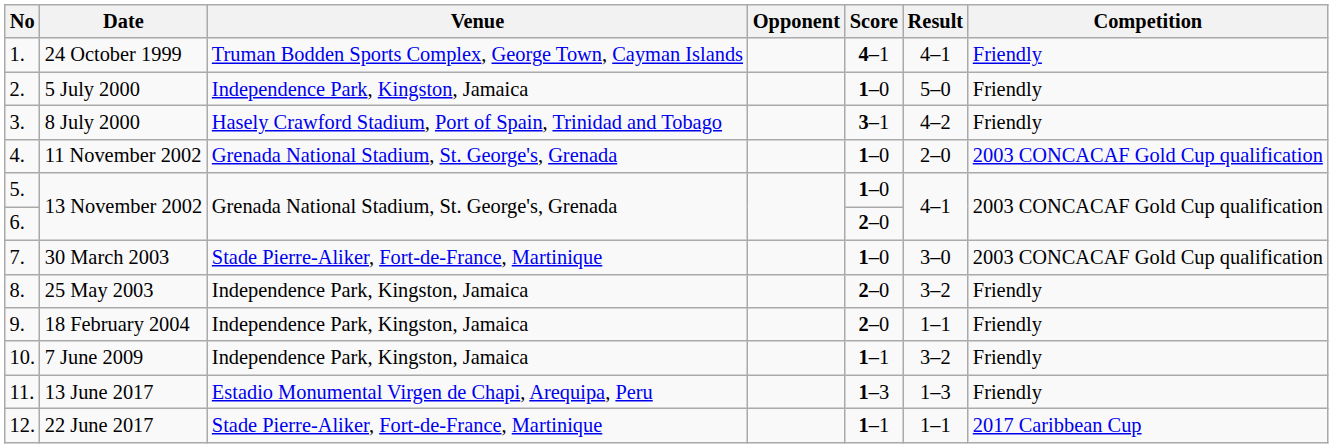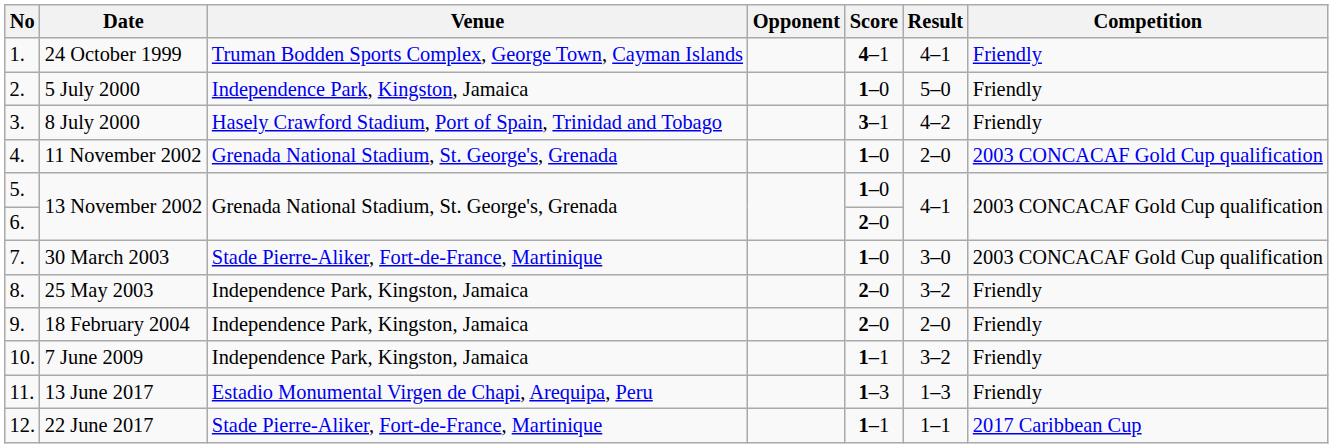(935, 323) 1–1 -> (935, 323) 2–0
